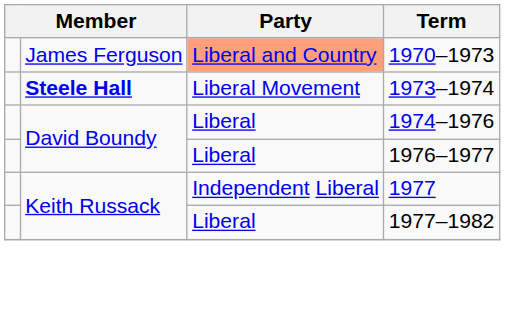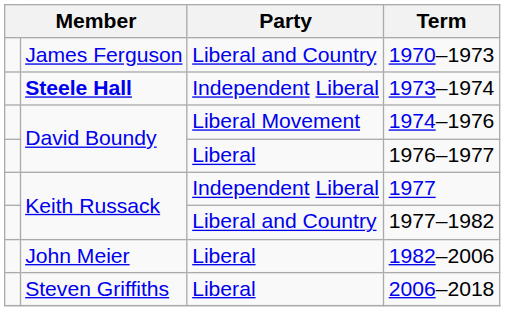(284, 54) lightsalmon background -> (284, 54) no background
(276, 88) Liberal Movement -> (286, 88) Independent Liberal
(224, 121) Liberal -> (276, 121) Liberal Movement
(224, 222) Liberal -> (284, 222) Liberal and Country
+ row: (442, 255)
+ row: (442, 289)
